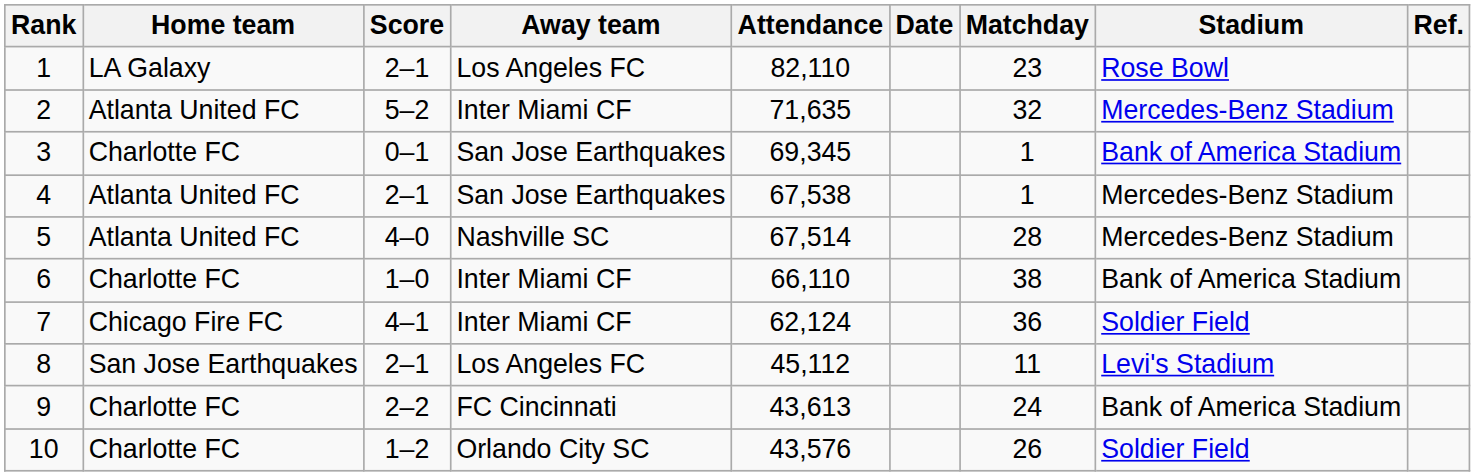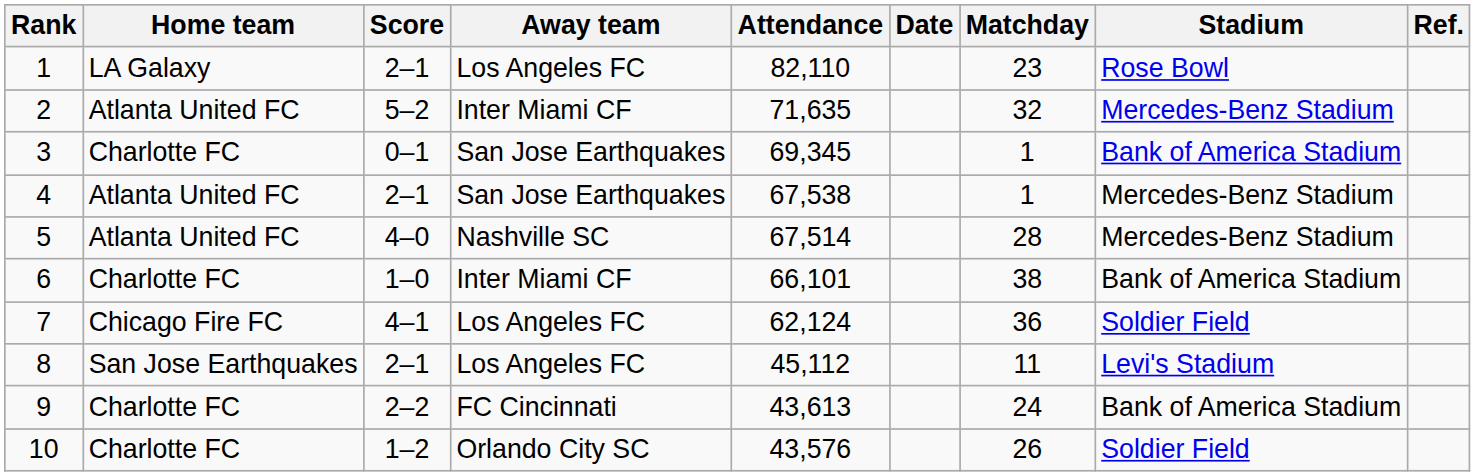(810, 279) 66,110 -> (810, 279) 66,101
(544, 322) Inter Miami CF -> (551, 322) Los Angeles FC
